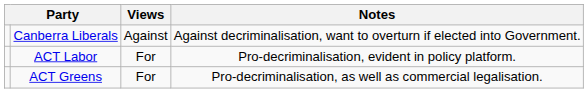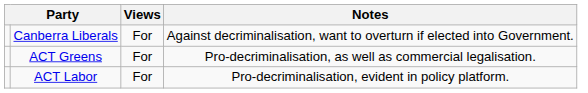(146, 35) Against -> (142, 35) For
rows swapped: (66, 56) <-> (66, 77)
